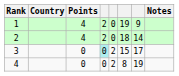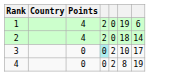- column: (159, 11)
(138, 24) 9 -> (138, 24) 6
(124, 51) 15 -> (124, 51) 10
